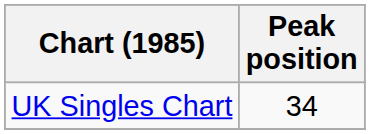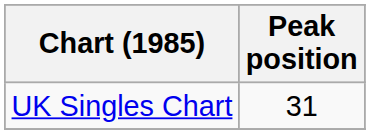(302, 105) 34 -> (302, 105) 31
